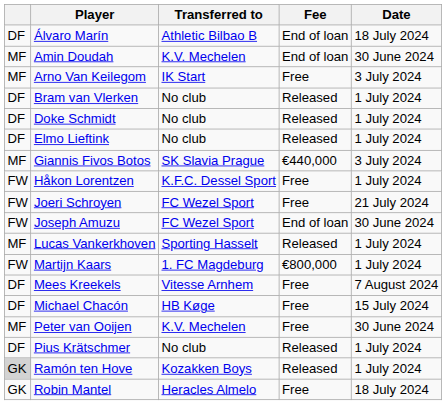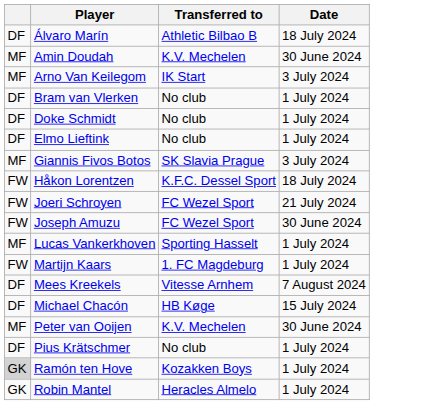- column: (315, 14)
(388, 181) 1 July 2024 -> (319, 181) 18 July 2024
(392, 389) 18 July 2024 -> (316, 389) 1 July 2024
